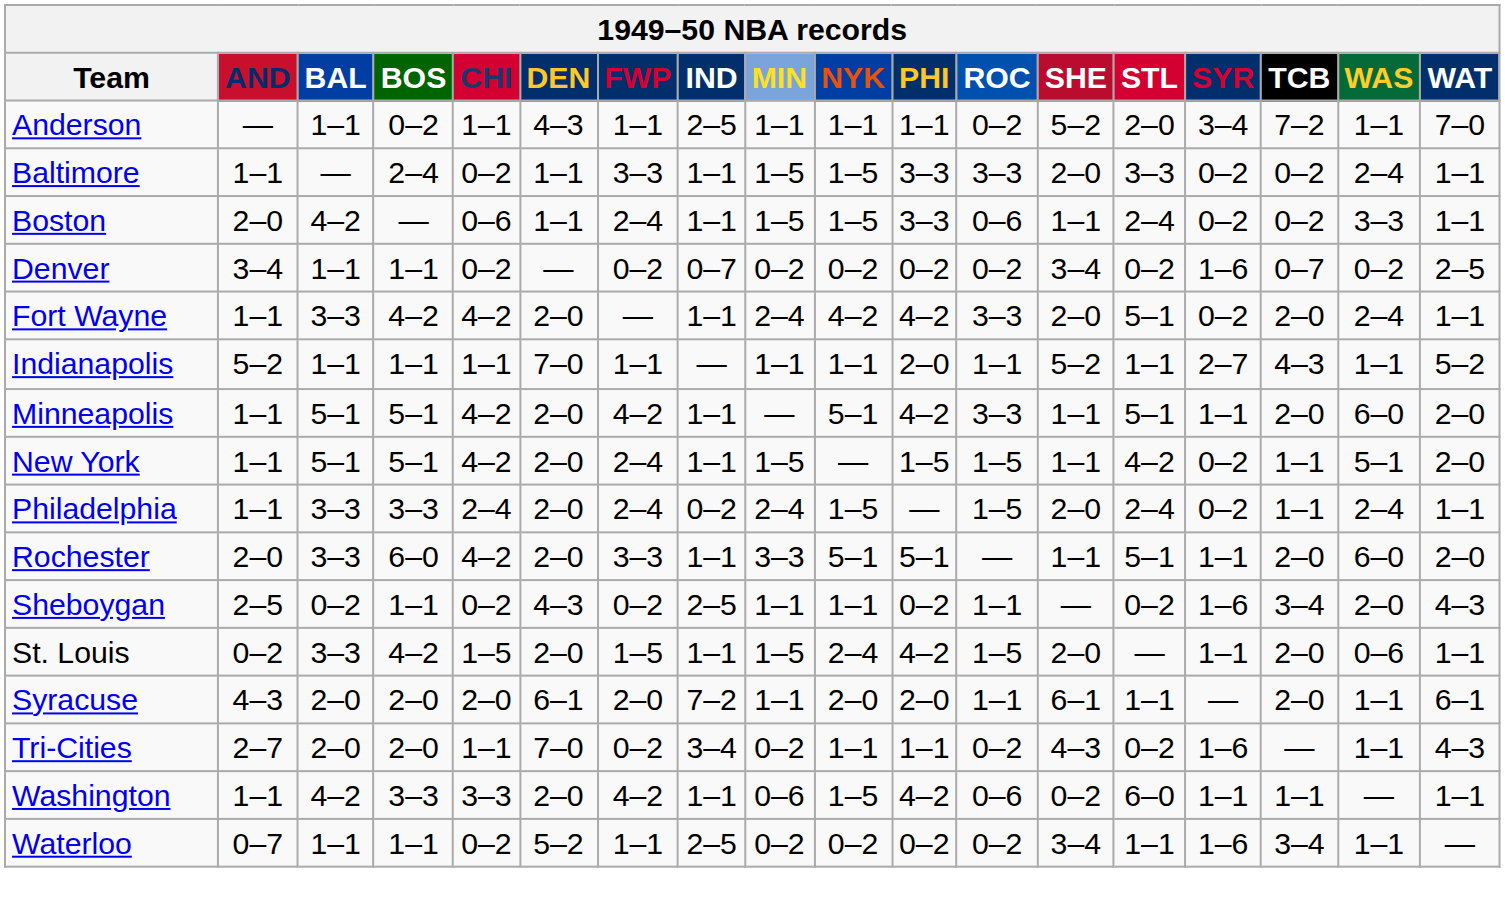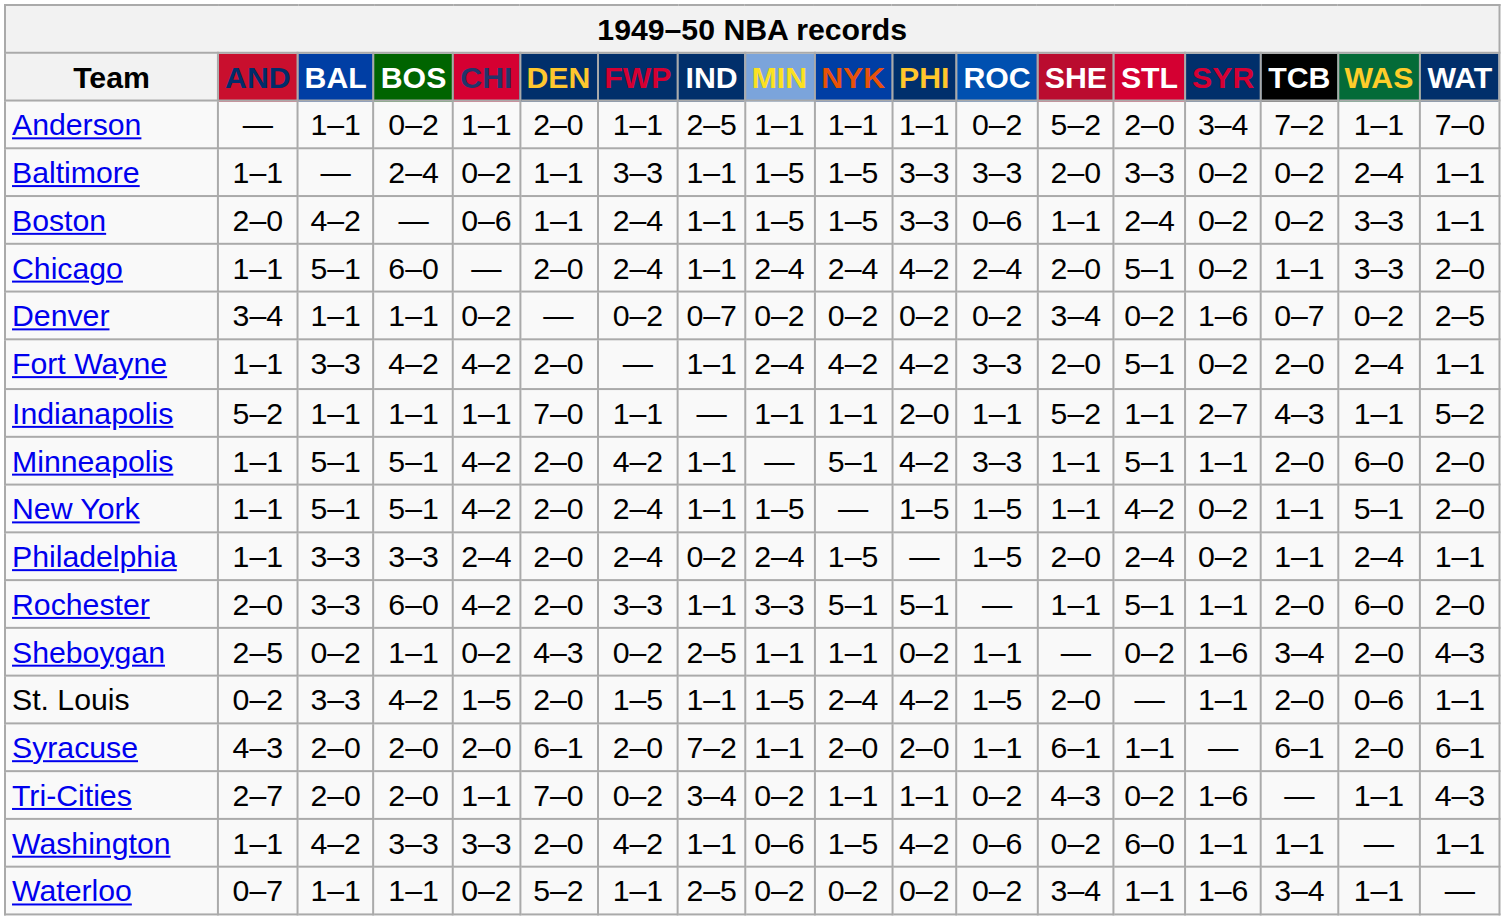(558, 125) 4–3 -> (558, 125) 2–0
+ row: (67, 269)
(1299, 700) 2–0 -> (1299, 747) 6–1
(1379, 700) 1–1 -> (1379, 747) 2–0
